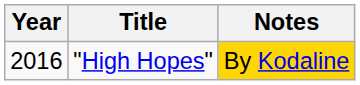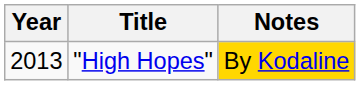(36, 60) 2016 -> (36, 60) 2013
